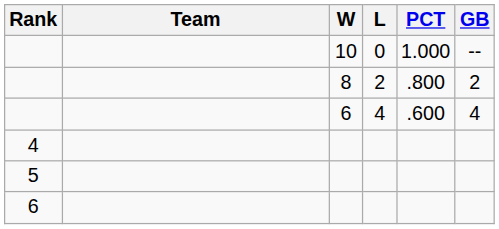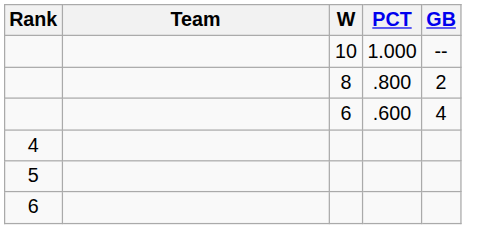- column: (380, 20)
